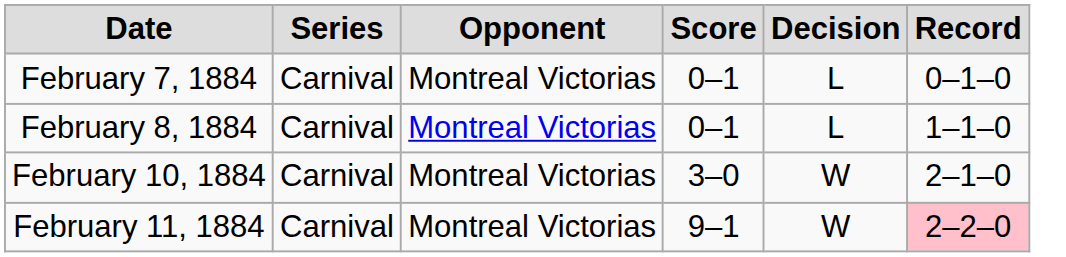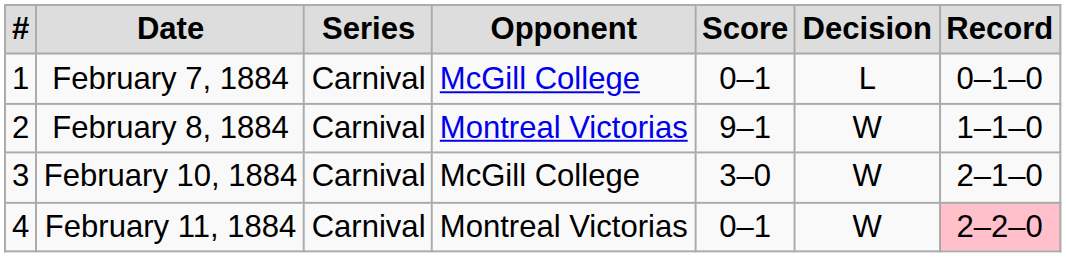+ column: (21, 29)
(532, 78) Montreal Victorias -> (540, 78) McGill College
(714, 127) 0–1 -> (745, 127) 9–1
(836, 127) L -> (867, 127) W
(532, 176) Montreal Victorias -> (540, 176) McGill College
(714, 226) 9–1 -> (745, 226) 0–1
